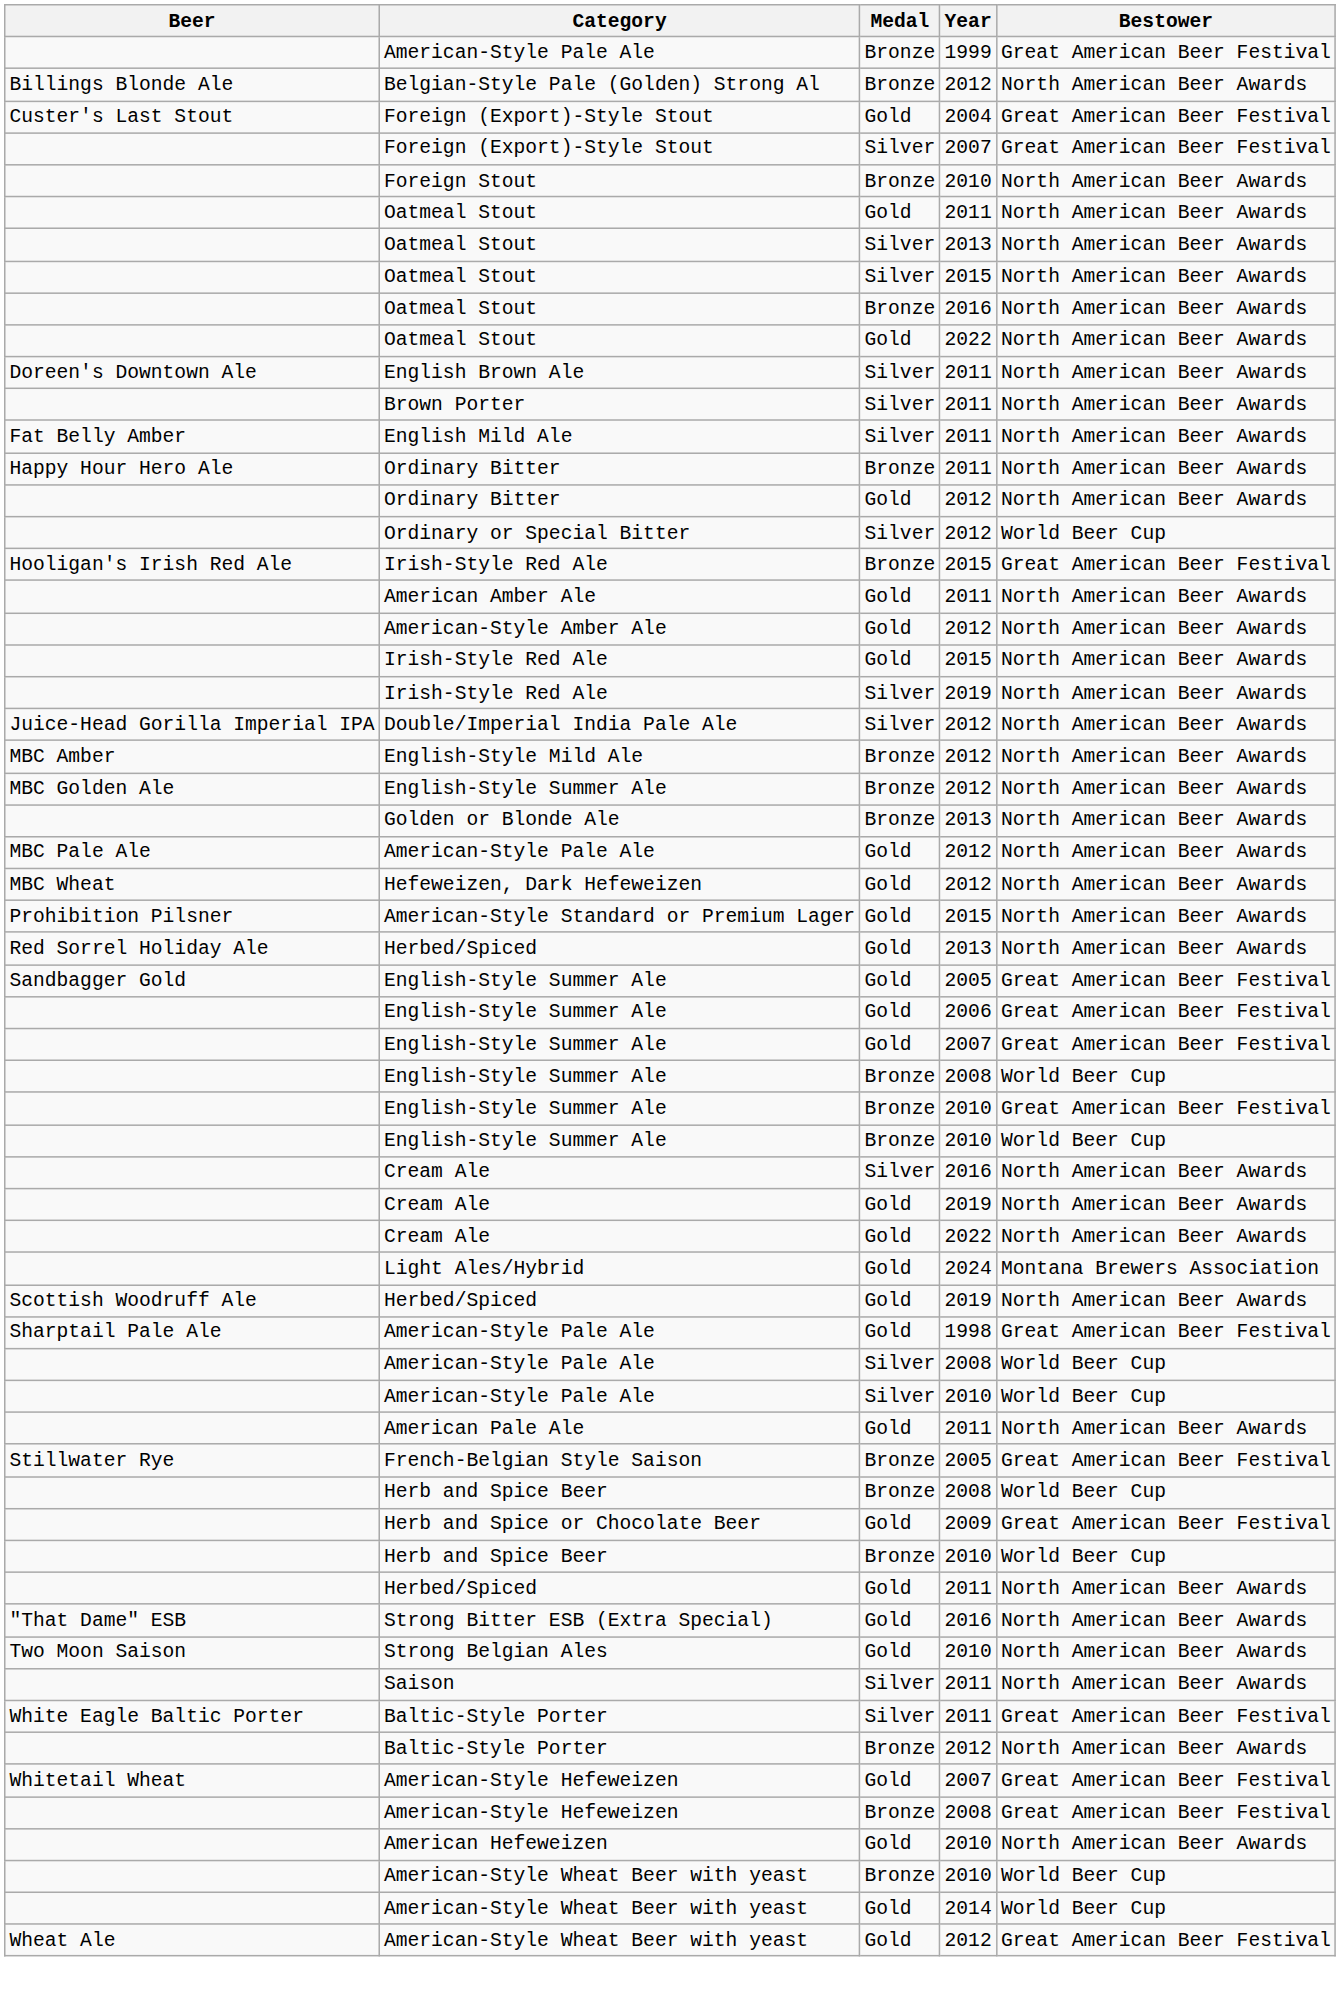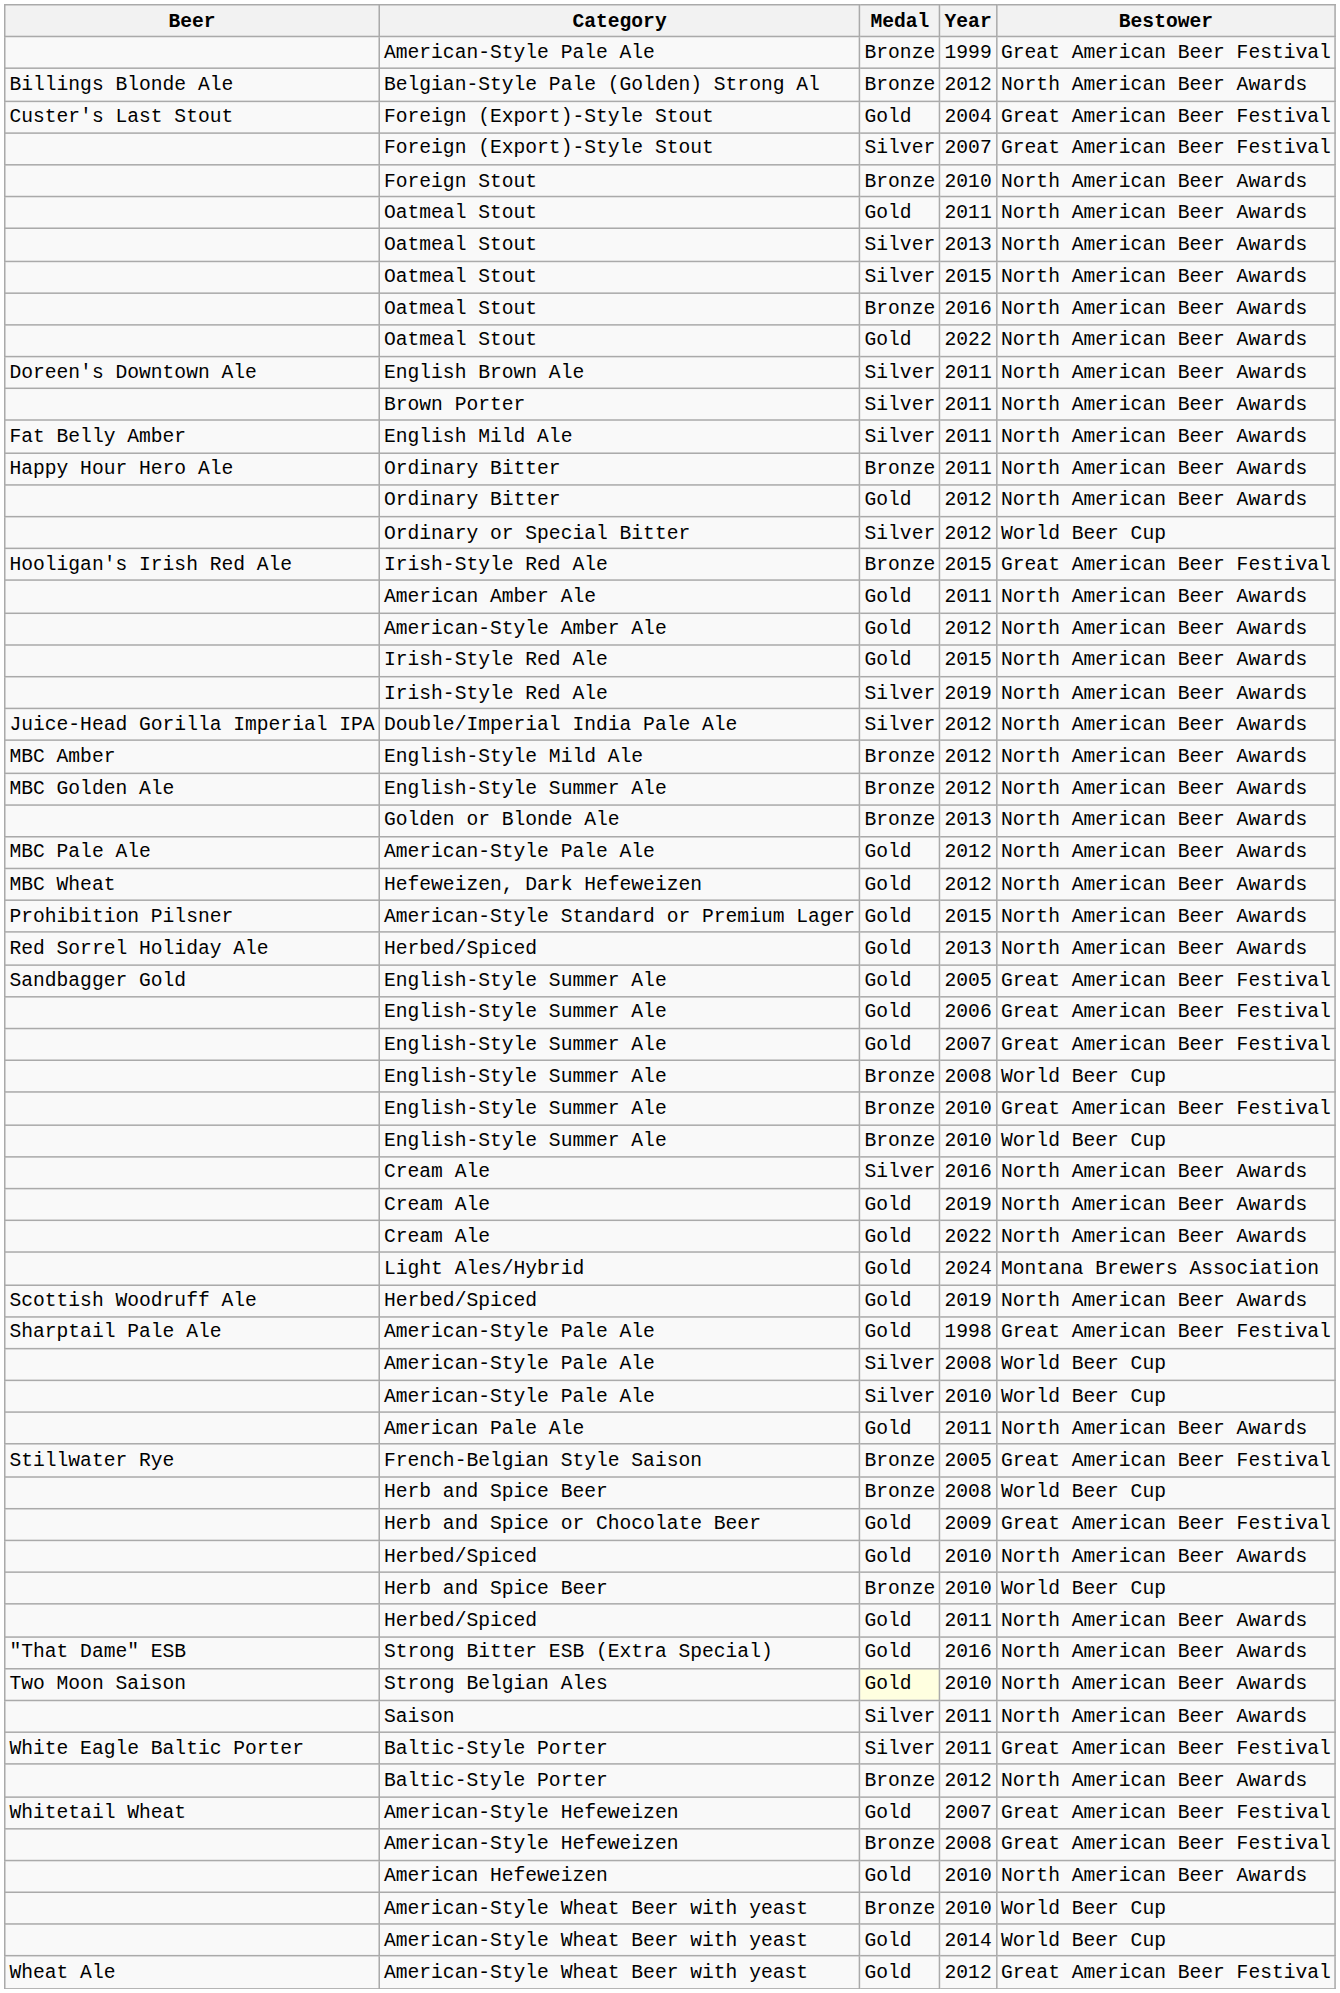+ row: (461, 1556)
(888, 1652) no background -> (888, 1684) lightyellow background
